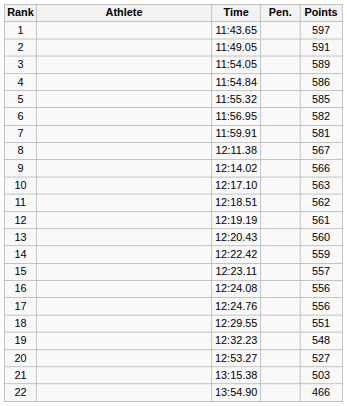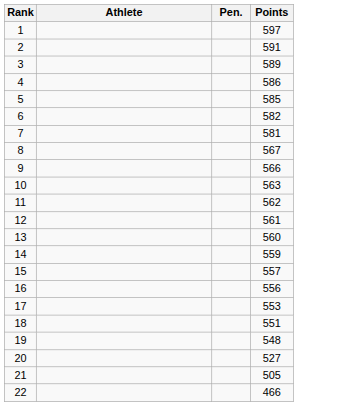- column: (236, 13)
(321, 306) 556 -> (272, 306) 553
(321, 375) 503 -> (272, 375) 505
